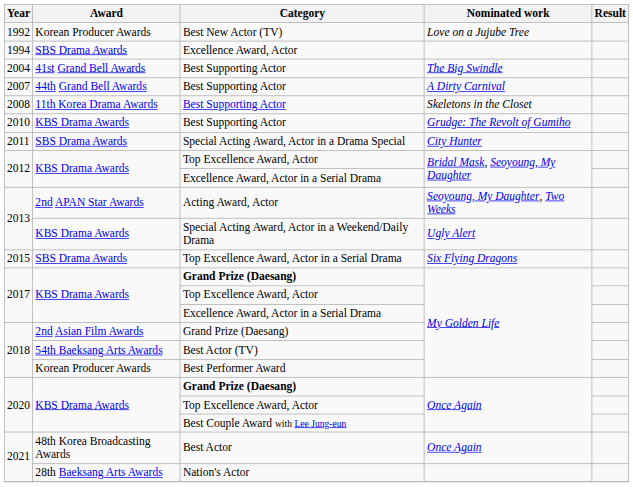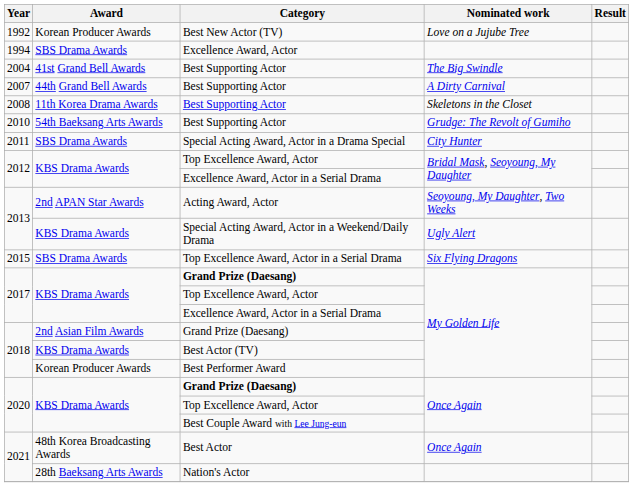(82, 123) KBS Drama Awards -> (99, 123) 54th Baeksang Arts Awards
(99, 350) 54th Baeksang Arts Awards -> (82, 350) KBS Drama Awards
